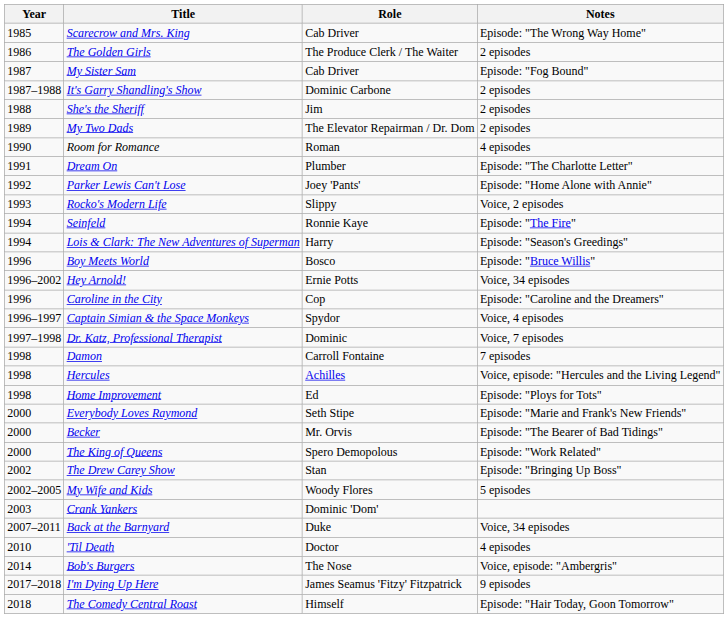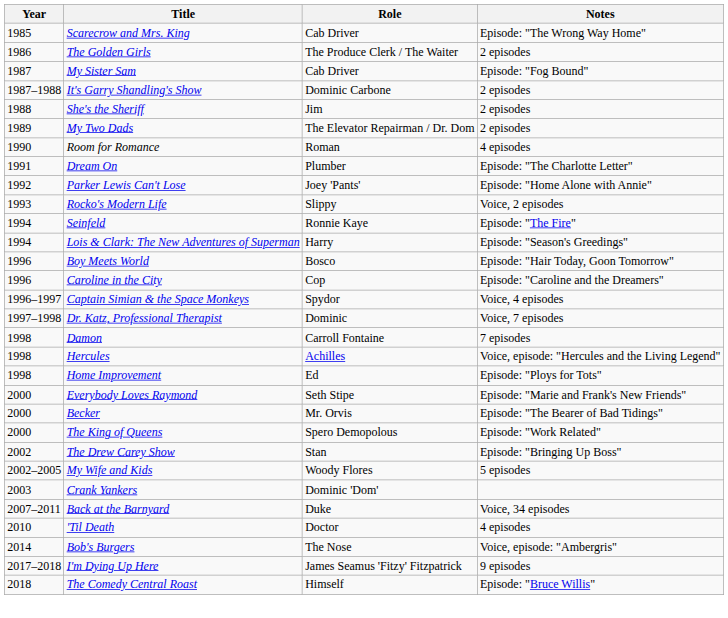(538, 261) Episode: "Bruce Willis" -> (577, 261) Episode: "Hair Today, Goon Tomorrow"
- row: (96, 280)
(577, 603) Episode: "Hair Today, Goon Tomorrow" -> (538, 584) Episode: "Bruce Willis"
